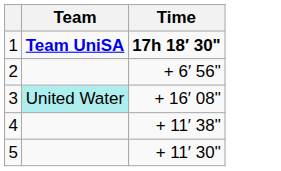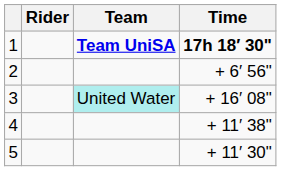+ column: (47, 17)
